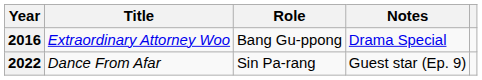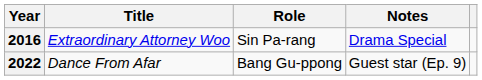(289, 39) Bang Gu-ppong -> (276, 39) Sin Pa-rang
(276, 63) Sin Pa-rang -> (289, 63) Bang Gu-ppong
